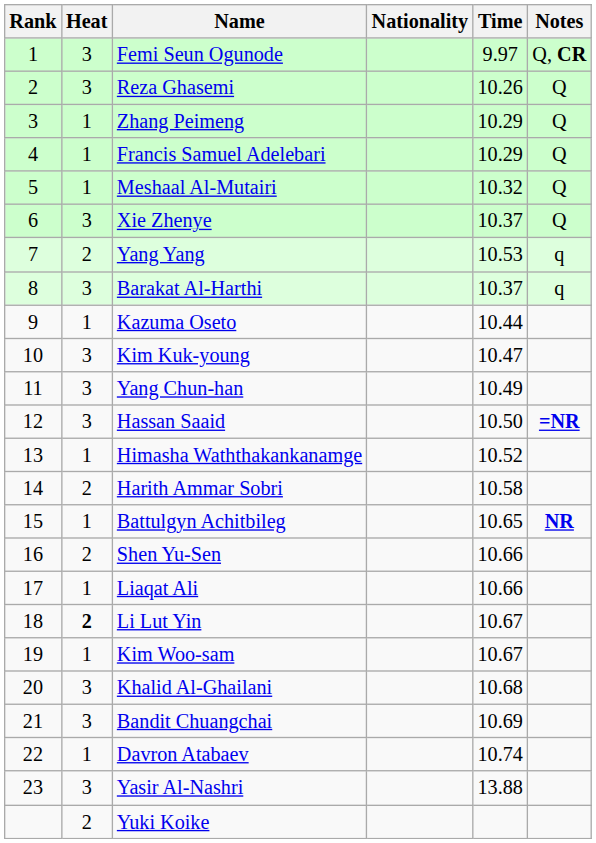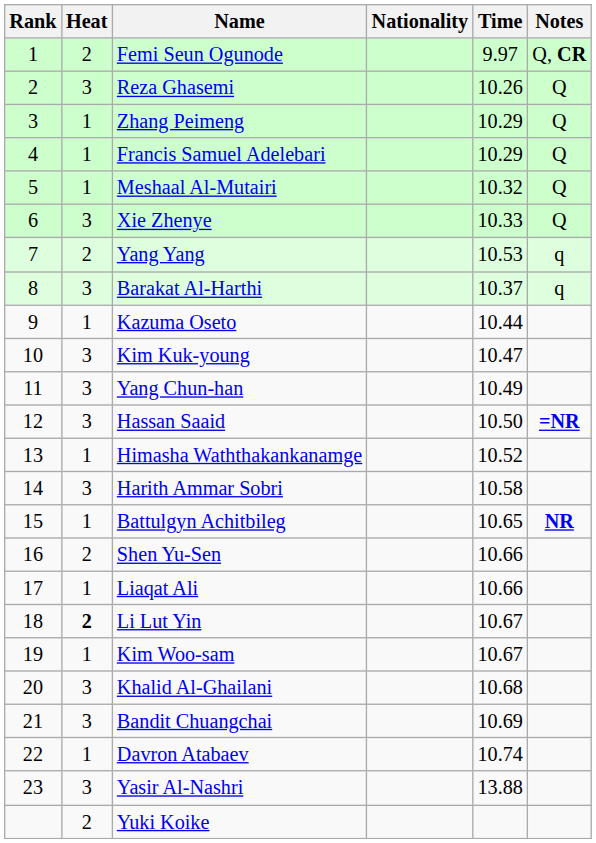(87, 54) 3 -> (87, 54) 2
(500, 221) 10.37 -> (500, 221) 10.33
(87, 488) 2 -> (87, 488) 3
